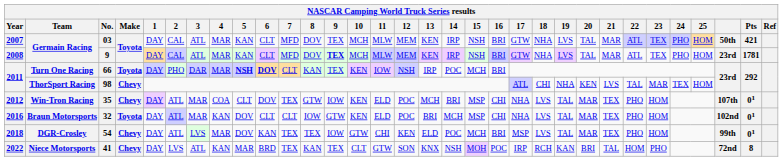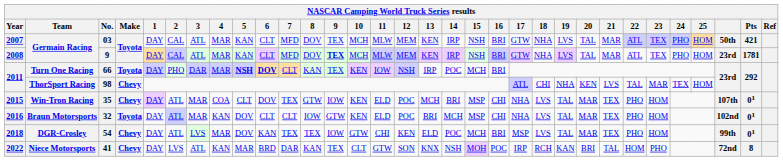(15, 100) 2012 -> (15, 100) 2015
(290, 148) TEX -> (290, 148) DAR
